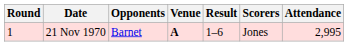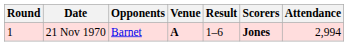(255, 31) normal -> (256, 31) bold
(328, 31) 2,995 -> (328, 31) 2,994
